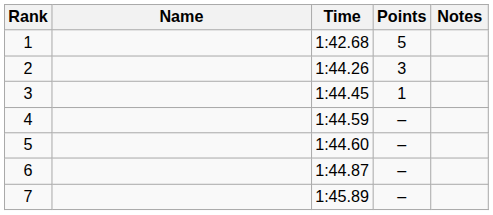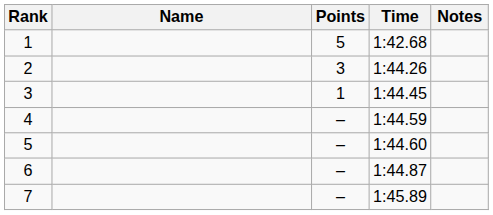columns swapped: (342, 17) <-> (402, 17)
